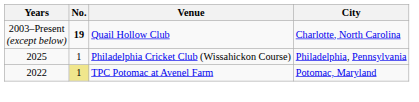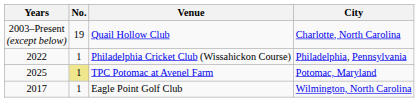(79, 34) bold -> (79, 34) normal
(37, 56) 2025 -> (37, 56) 2022
(37, 72) 2022 -> (37, 72) 2025
+ row: (137, 89)
